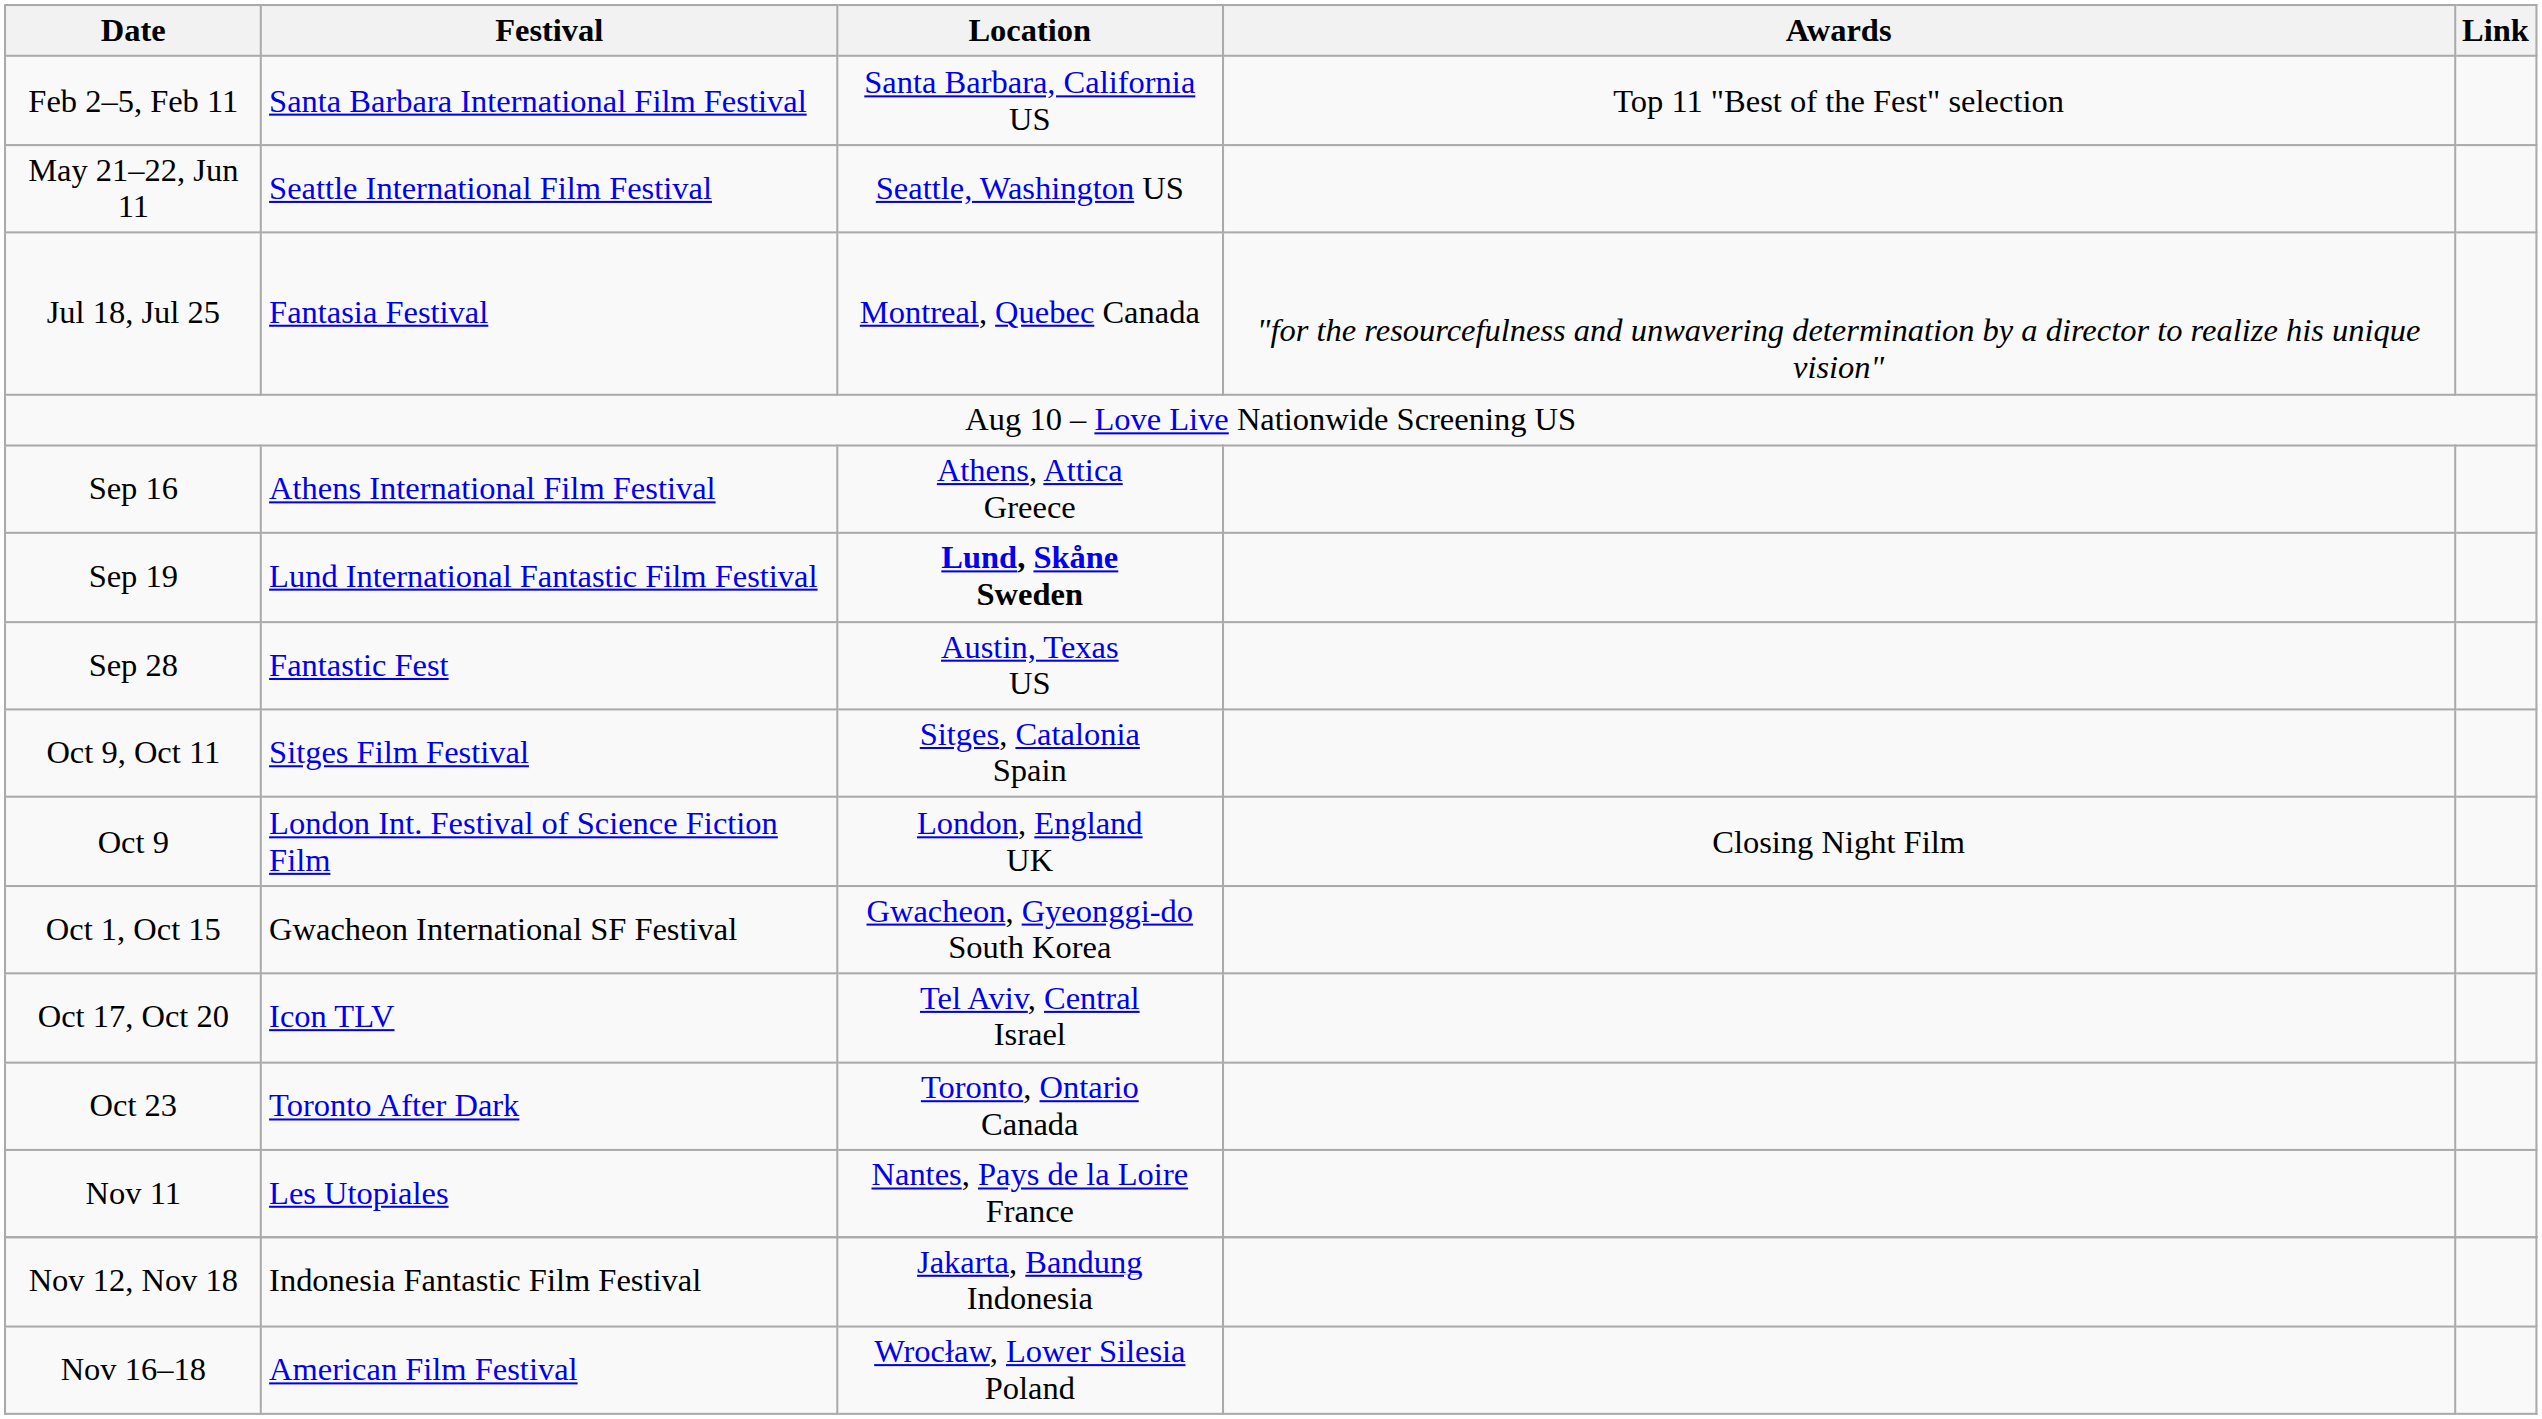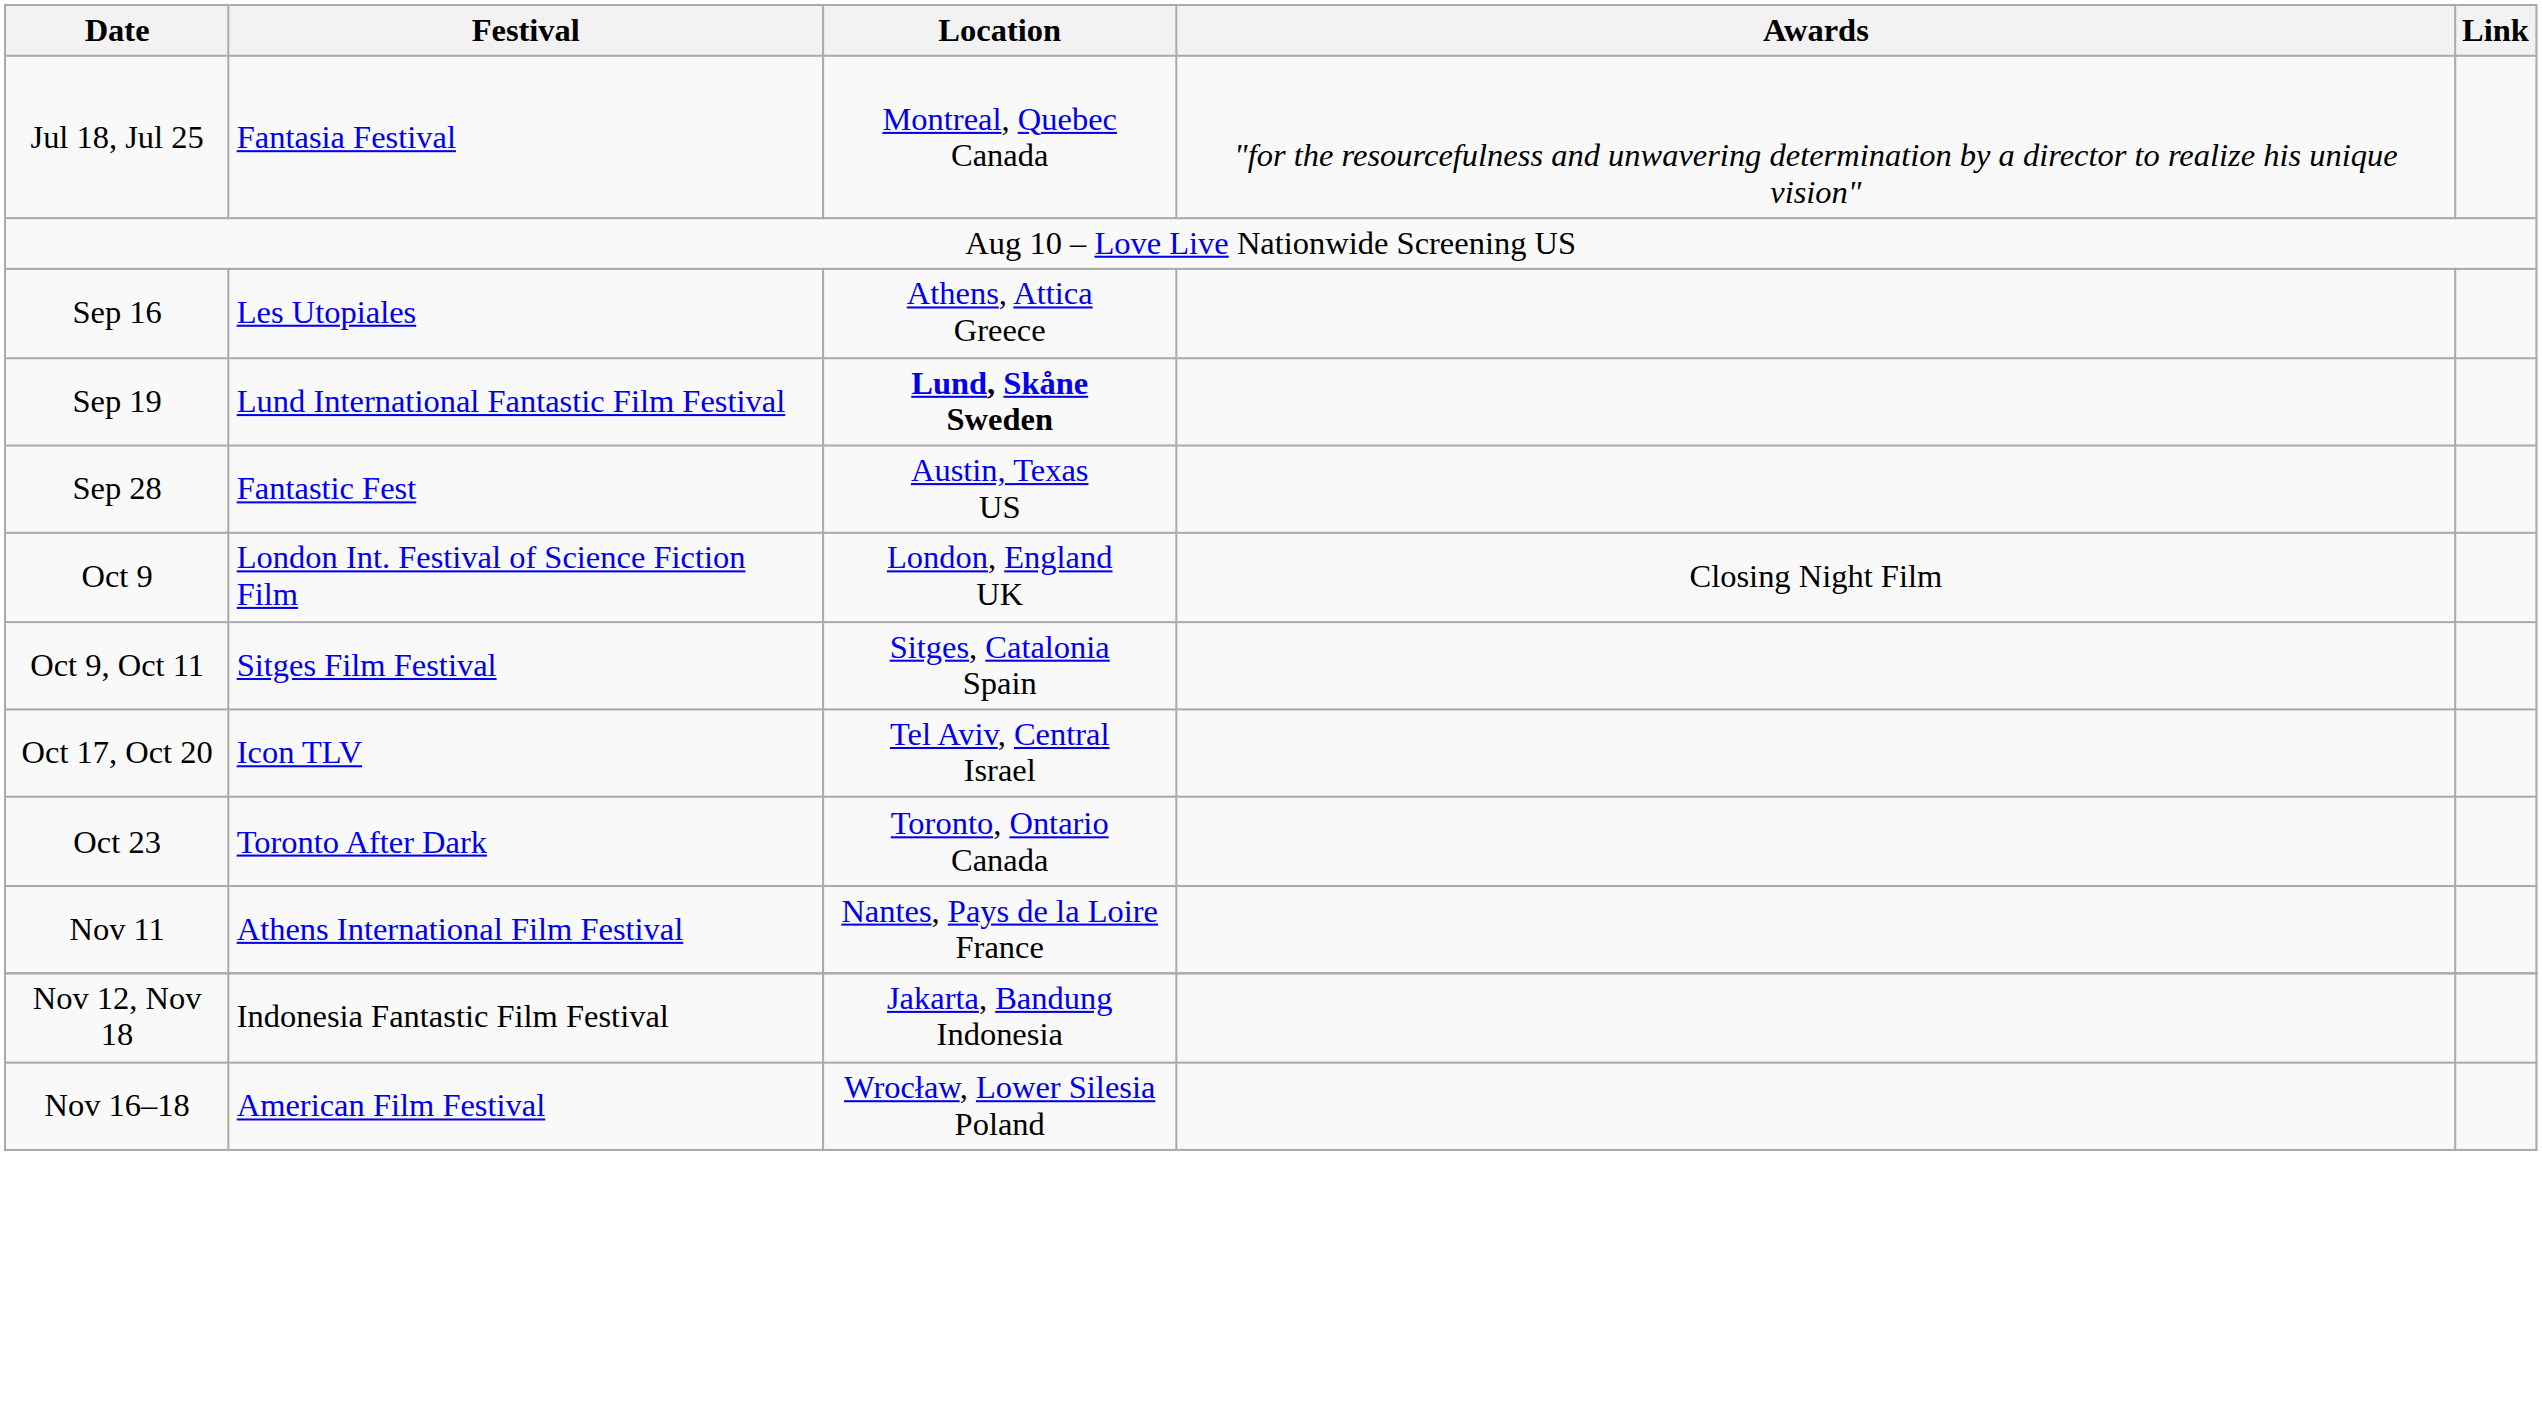- row: (133, 100)
- row: (133, 188)
(492, 488) Athens International Film Festival -> (326, 312) Les Utopiales
rows swapped: (133, 840) <-> (133, 752)
- row: (133, 929)
(359, 1193) Les Utopiales -> (460, 929) Athens International Film Festival
